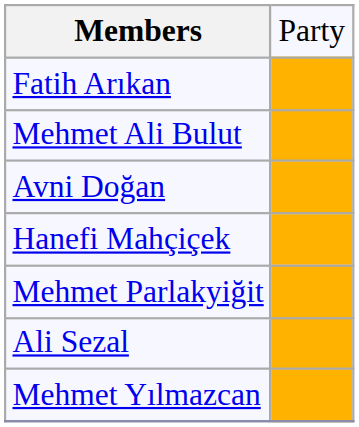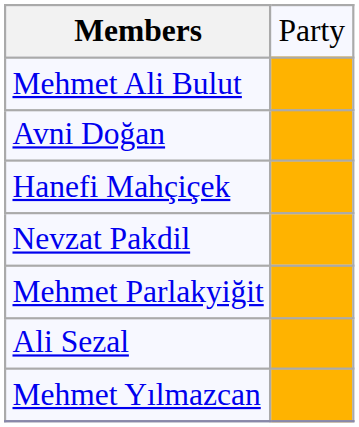- row: (92, 82)
+ row: (101, 238)
